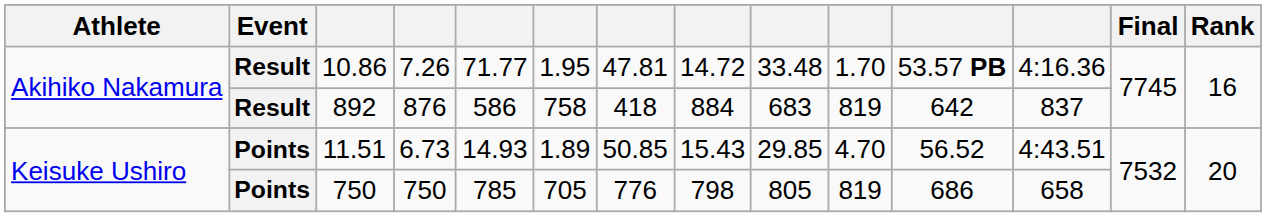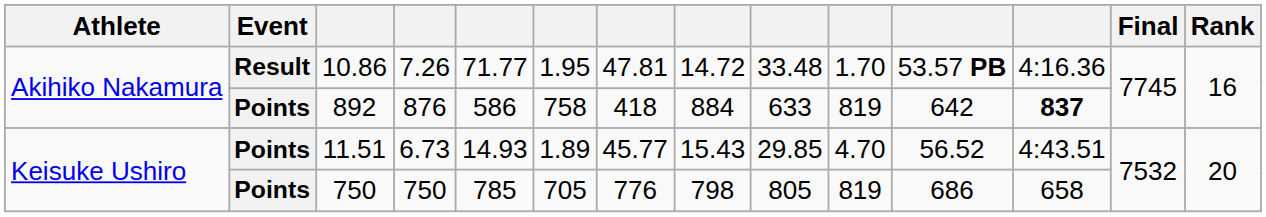(272, 108) Result -> (272, 108) Points
(790, 108) 683 -> (790, 108) 633
(1062, 108) normal -> (1062, 108) bold
(635, 149) 50.85 -> (635, 149) 45.77
